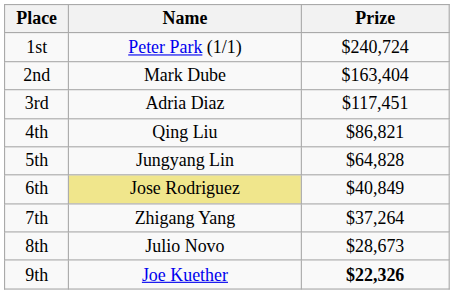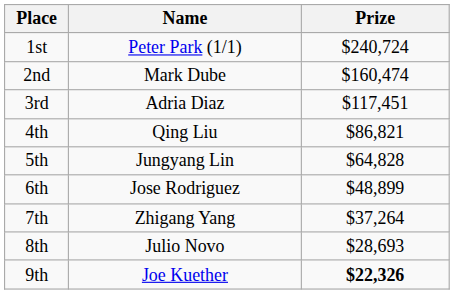(375, 75) $163,404 -> (375, 75) $160,474
(185, 189) khaki background -> (185, 189) no background
(375, 189) $40,849 -> (375, 189) $48,899
(375, 246) $28,673 -> (375, 246) $28,693
